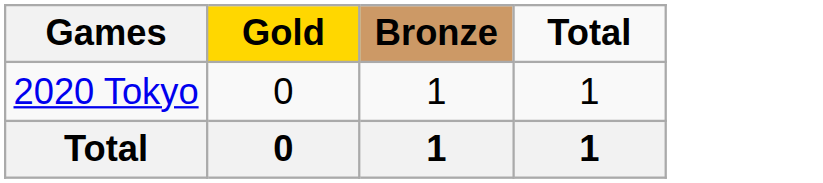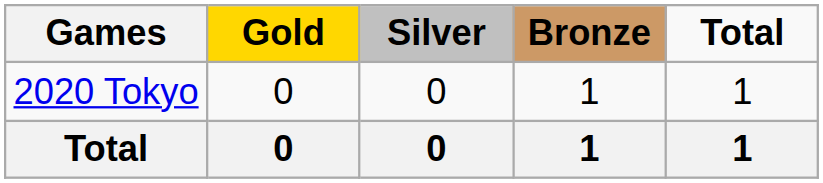+ column: (436, 33)
